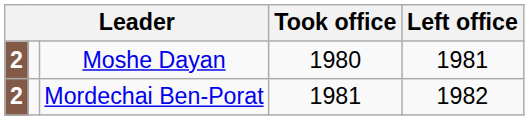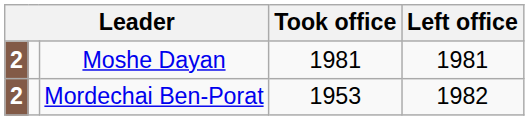(335, 59) 1980 -> (335, 59) 1981
(335, 96) 1981 -> (335, 96) 1953
